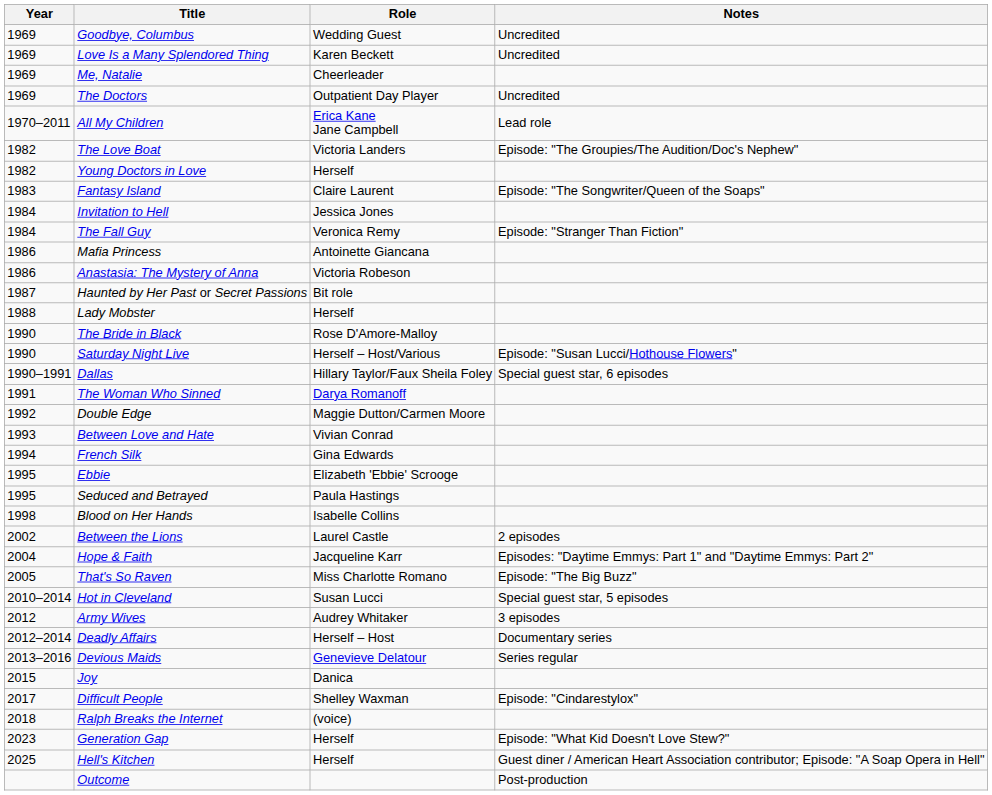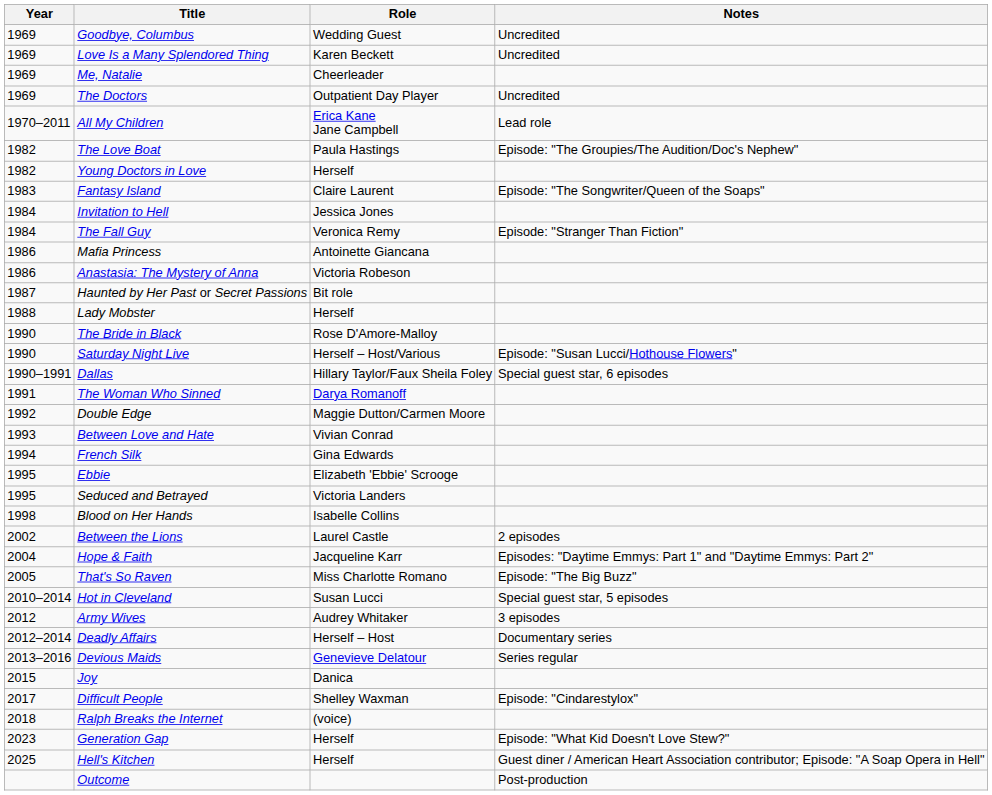(359, 150) Victoria Landers -> (356, 150) Paula Hastings
(356, 495) Paula Hastings -> (359, 495) Victoria Landers
